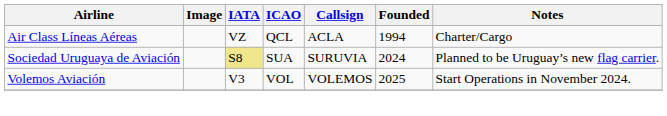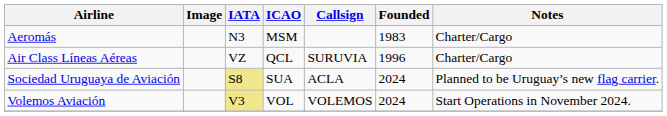+ row: (32, 36)
(326, 36) ACLA -> (337, 57) SURUVIA
(392, 36) 1994 -> (392, 57) 1996
(337, 57) SURUVIA -> (326, 79) ACLA
(237, 79) no background -> (237, 100) khaki background
(392, 79) 2025 -> (392, 100) 2024
